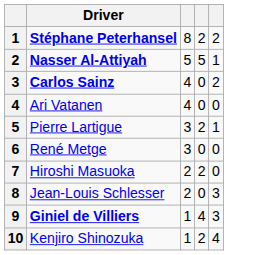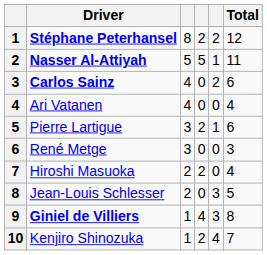+ column: (243, 15)
